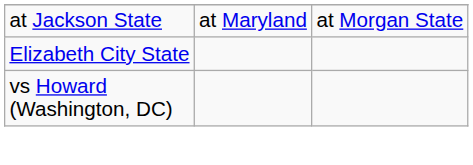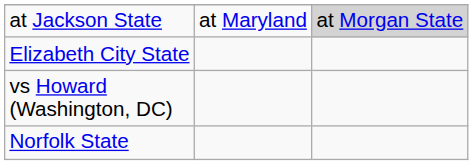(390, 20) no background -> (390, 20) lightgrey background
+ row: (69, 142)
